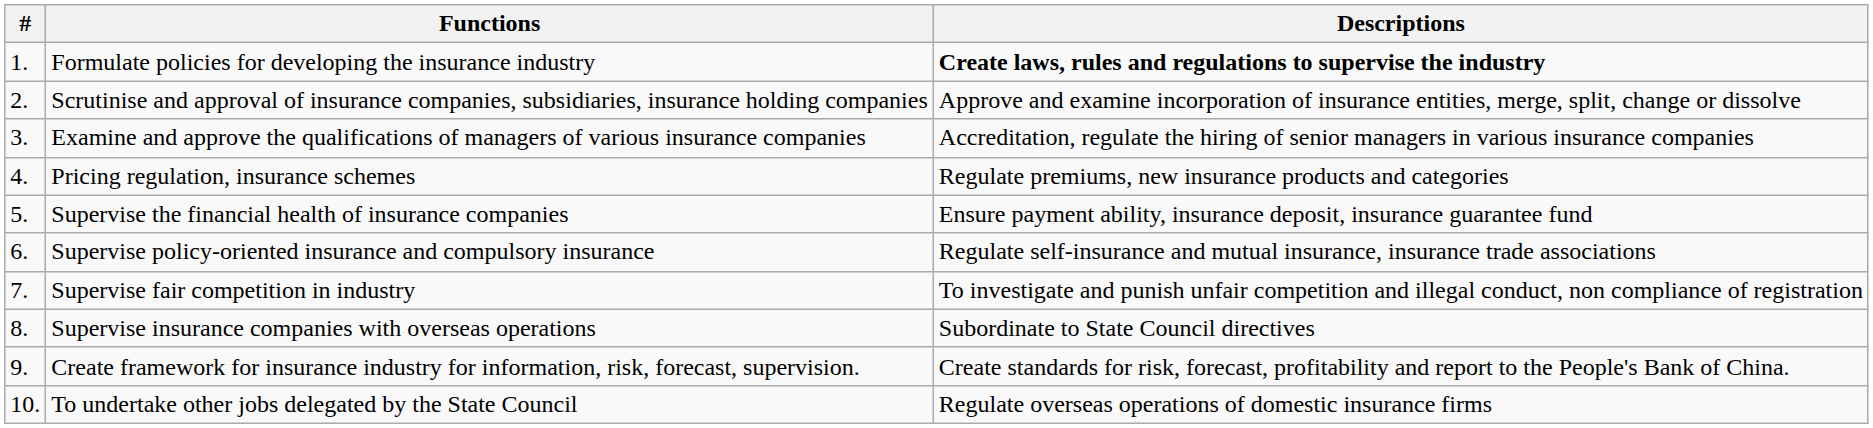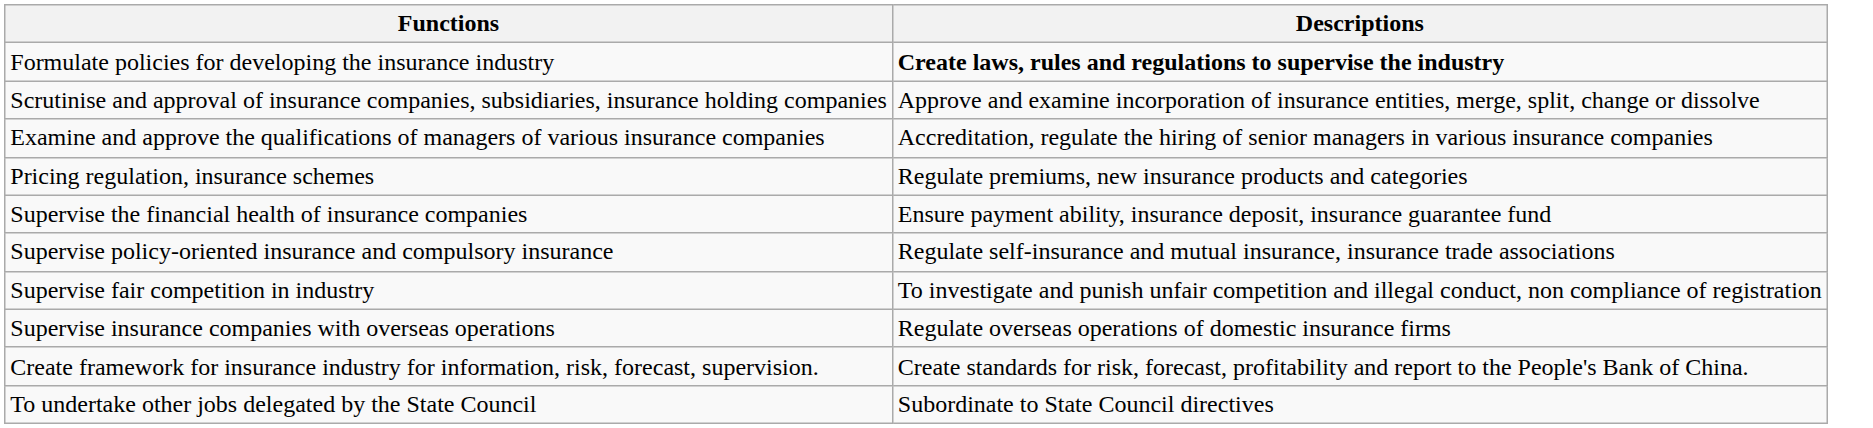- column: (25, 23)
(1127, 328) Subordinate to State Council directives -> (1174, 328) Regulate overseas operations of domestic insurance firms
(1215, 404) Regulate overseas operations of domestic insurance firms -> (1086, 404) Subordinate to State Council directives
